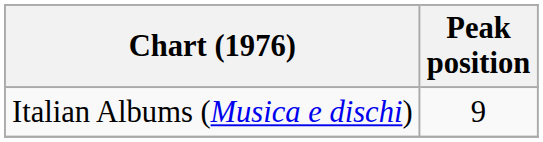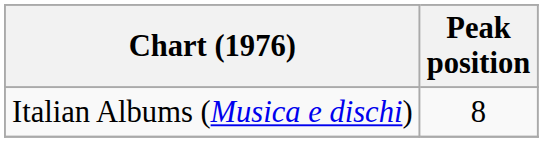(478, 111) 9 -> (478, 111) 8
